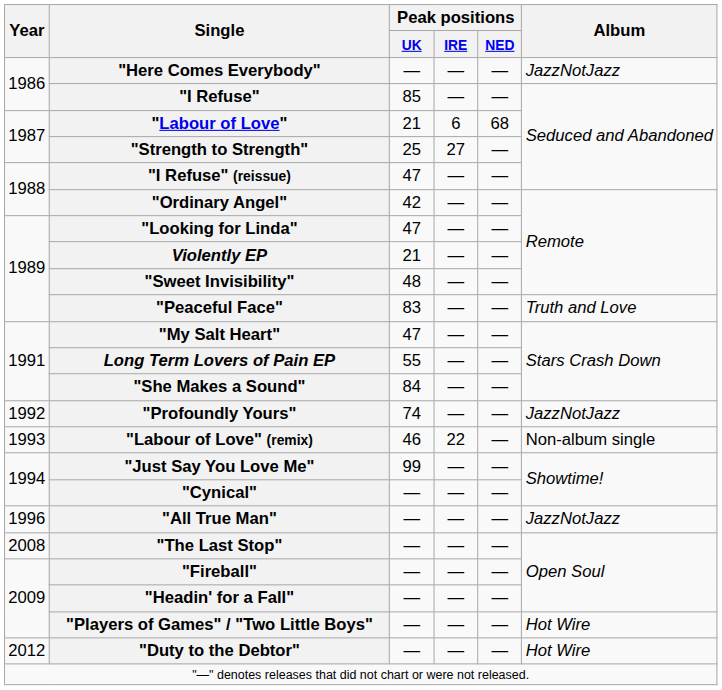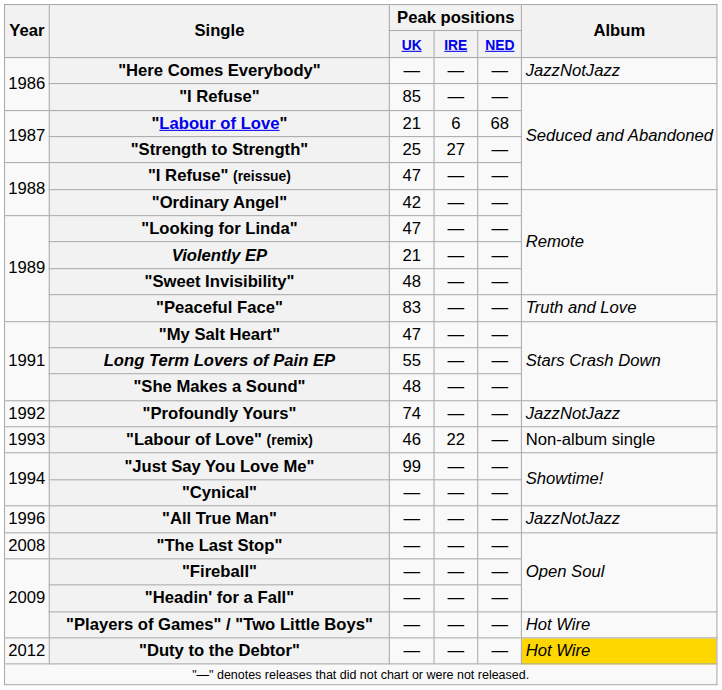(412, 387) 84 -> (412, 387) 48
(558, 651) no background -> (558, 651) gold background
